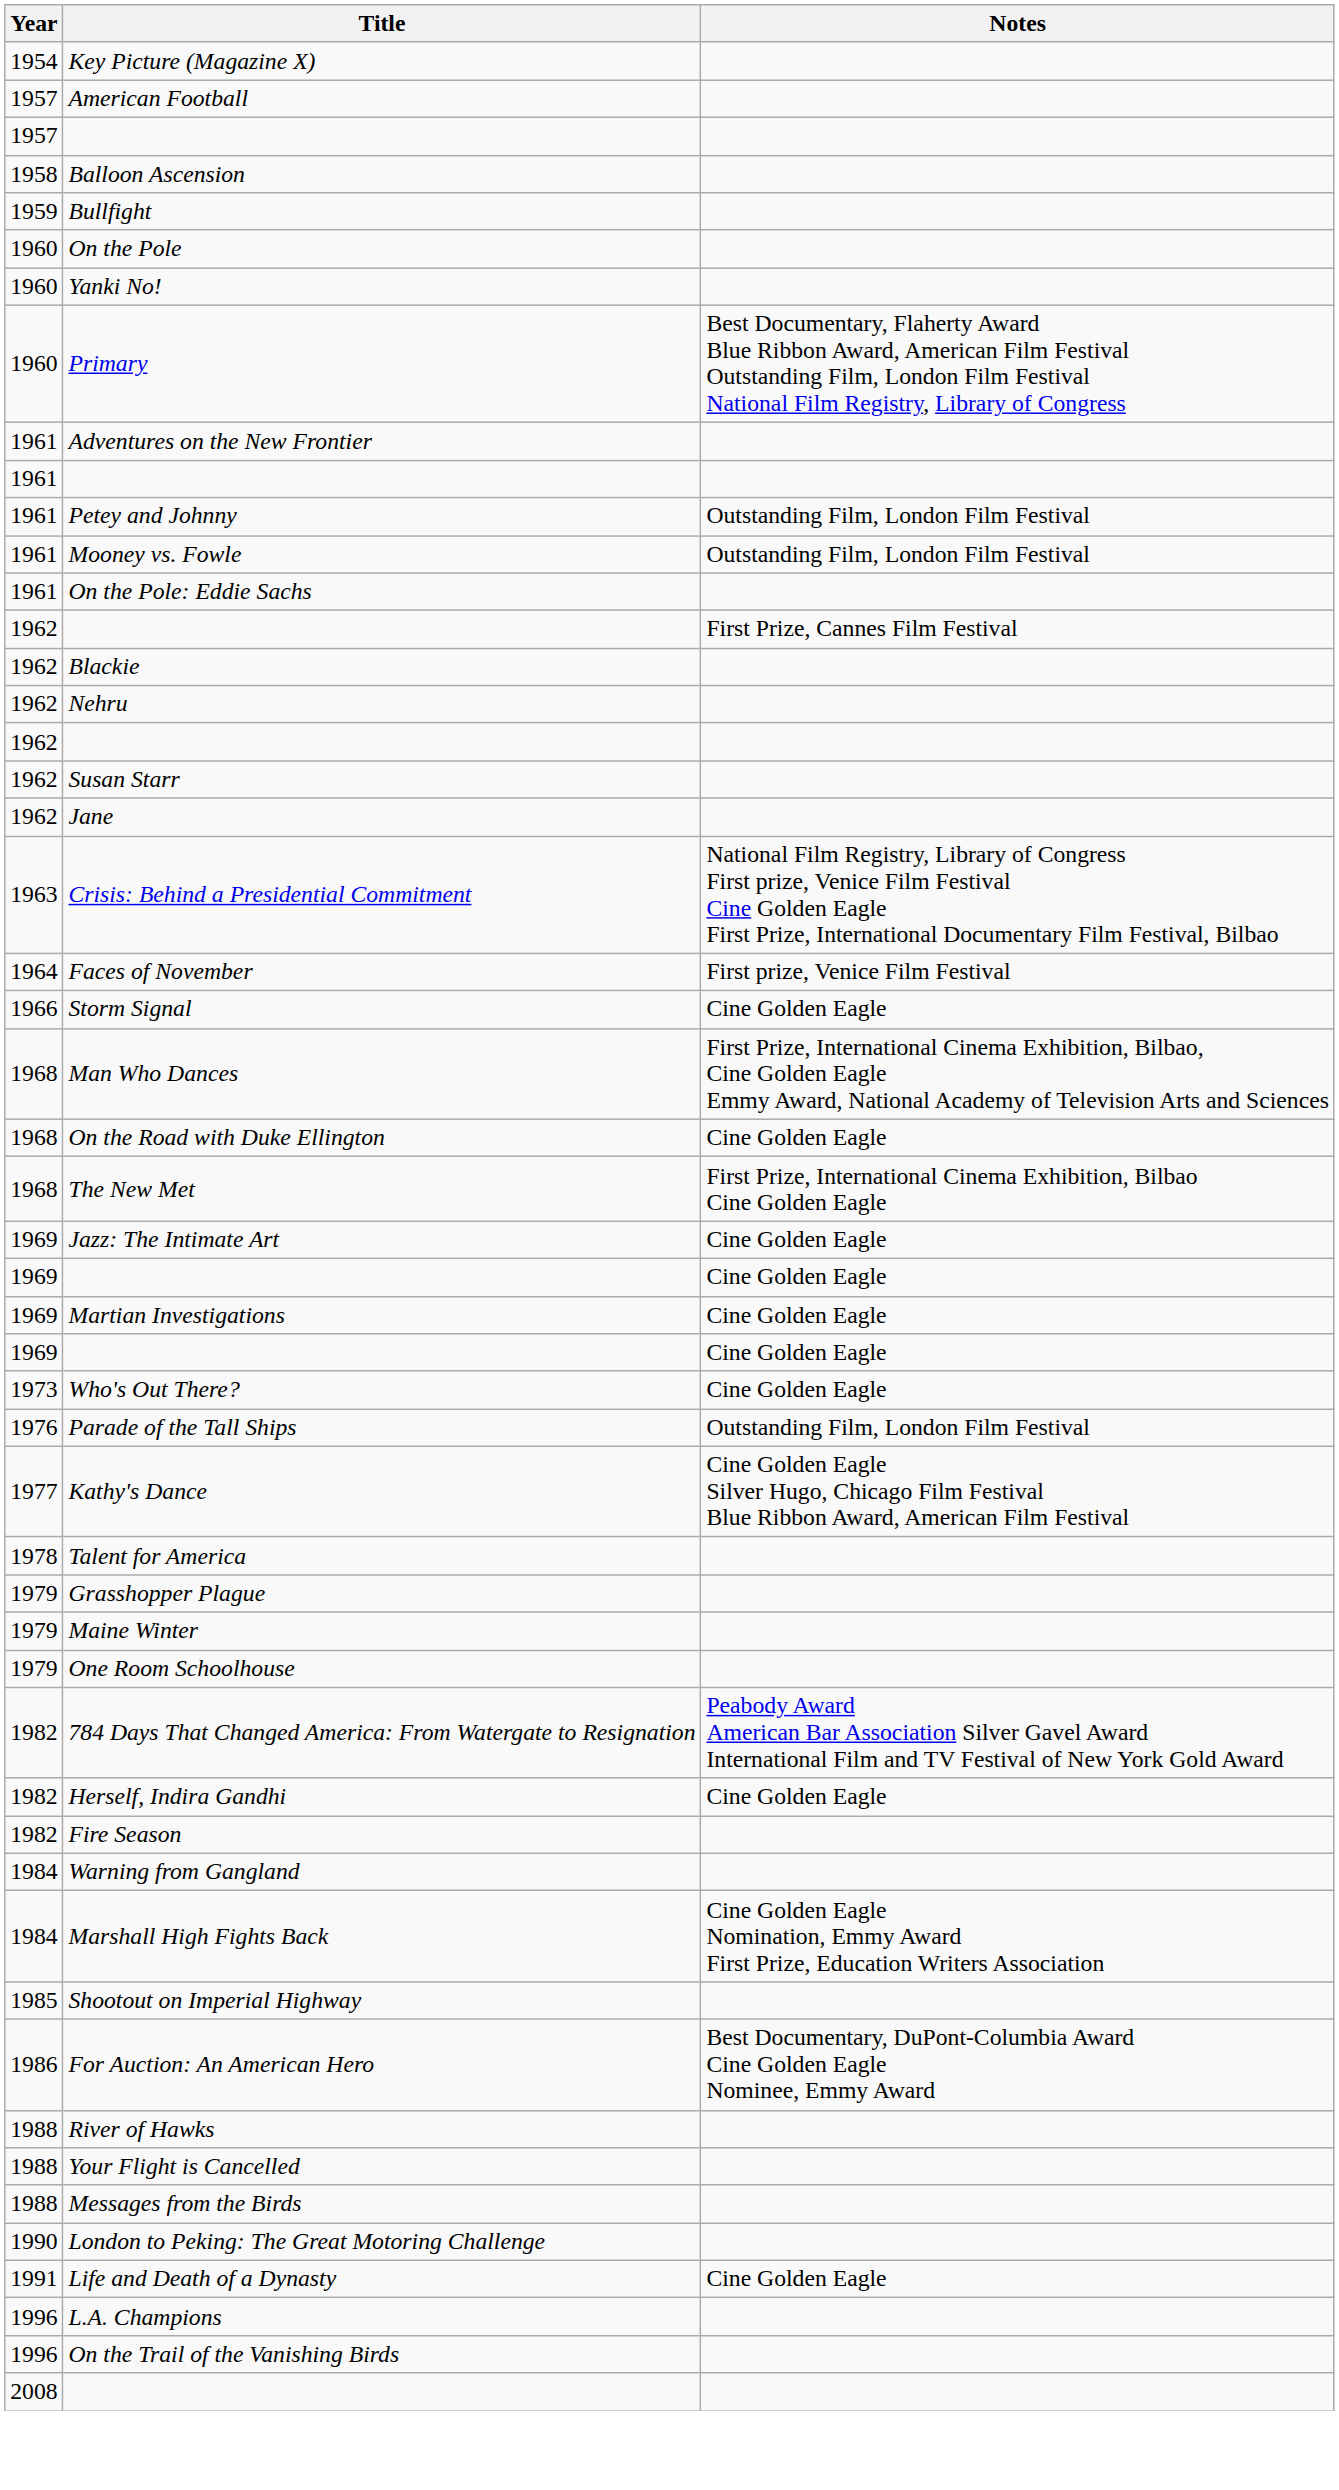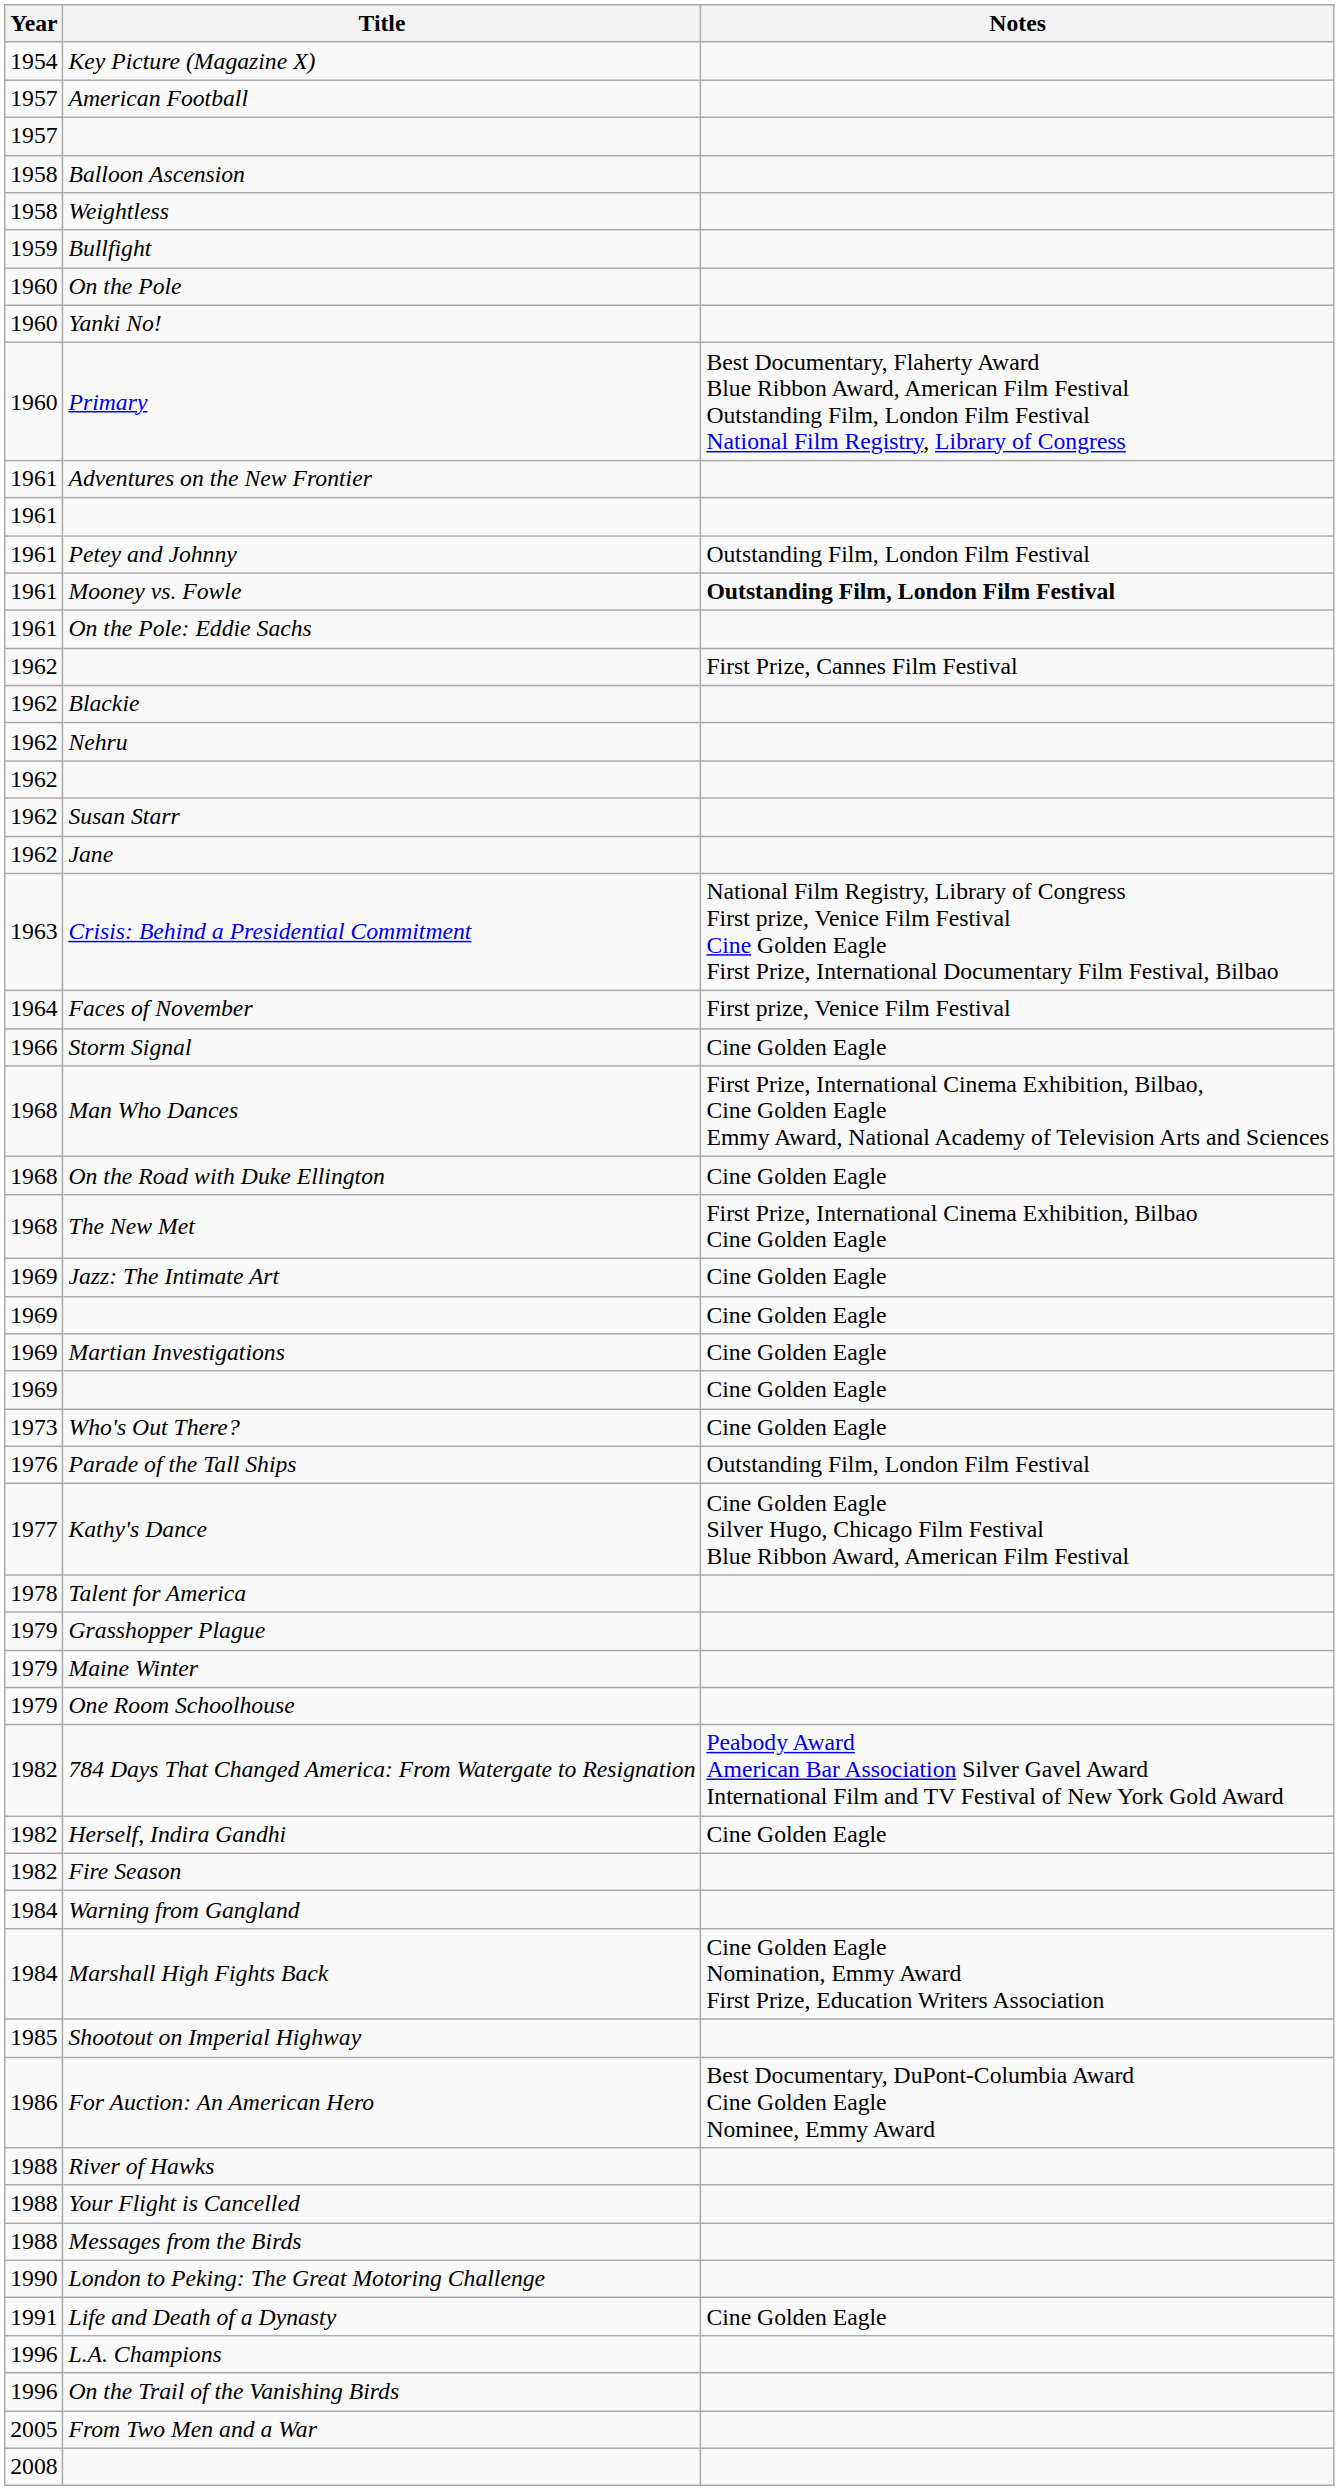+ row: (34, 211)
(898, 553) normal -> (911, 591) bold
+ row: (34, 2429)
